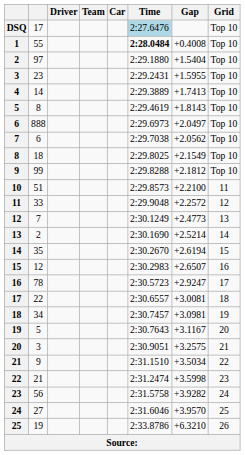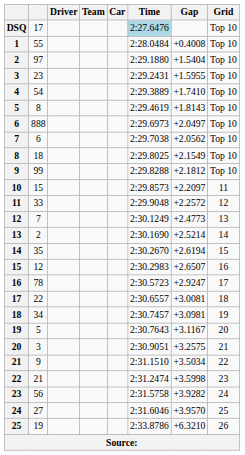(150, 43) bold -> (149, 43) normal
(38, 91) 14 -> (38, 91) 54
(190, 91) +1.7413 -> (189, 91) +1.7410
(38, 187) 51 -> (38, 187) 15
(190, 187) +2.2100 -> (189, 187) +2.2097
